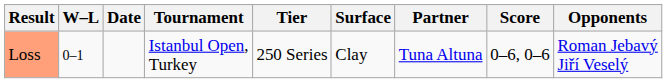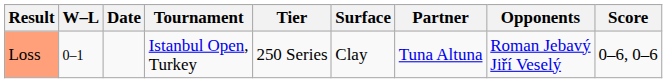columns swapped: (608, 17) <-> (520, 17)
